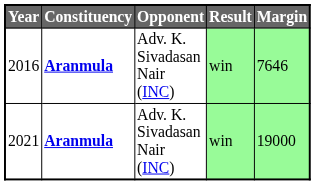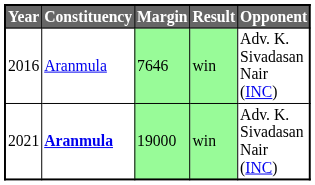columns swapped: (171, 16) <-> (282, 16)
(79, 65) bold -> (76, 65) normal
